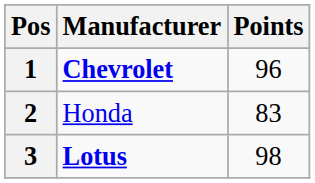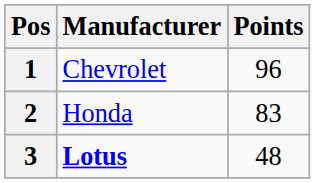(118, 69) bold -> (114, 69) normal
(268, 156) 98 -> (268, 156) 48
